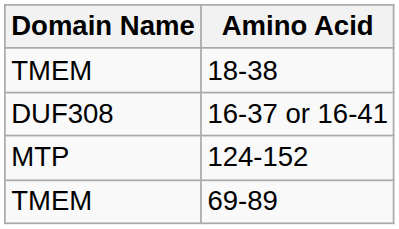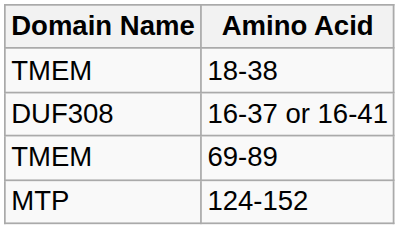rows swapped: (243, 200) <-> (258, 157)
